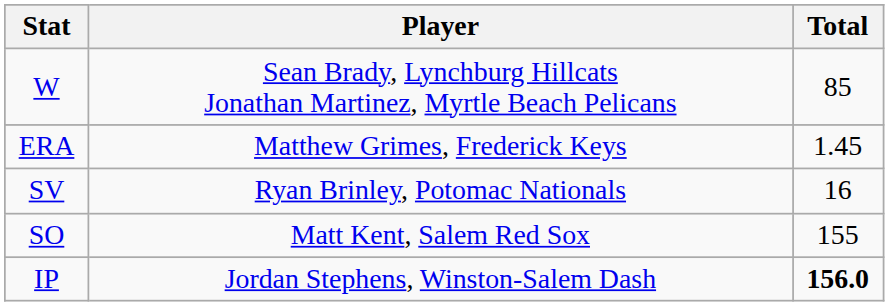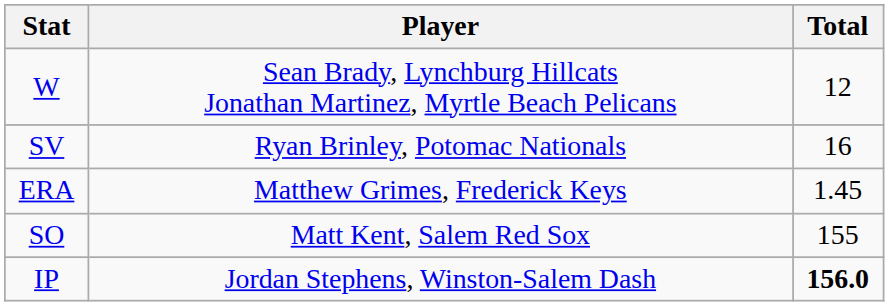(838, 86) 85 -> (838, 86) 12
rows swapped: (47, 146) <-> (47, 190)
